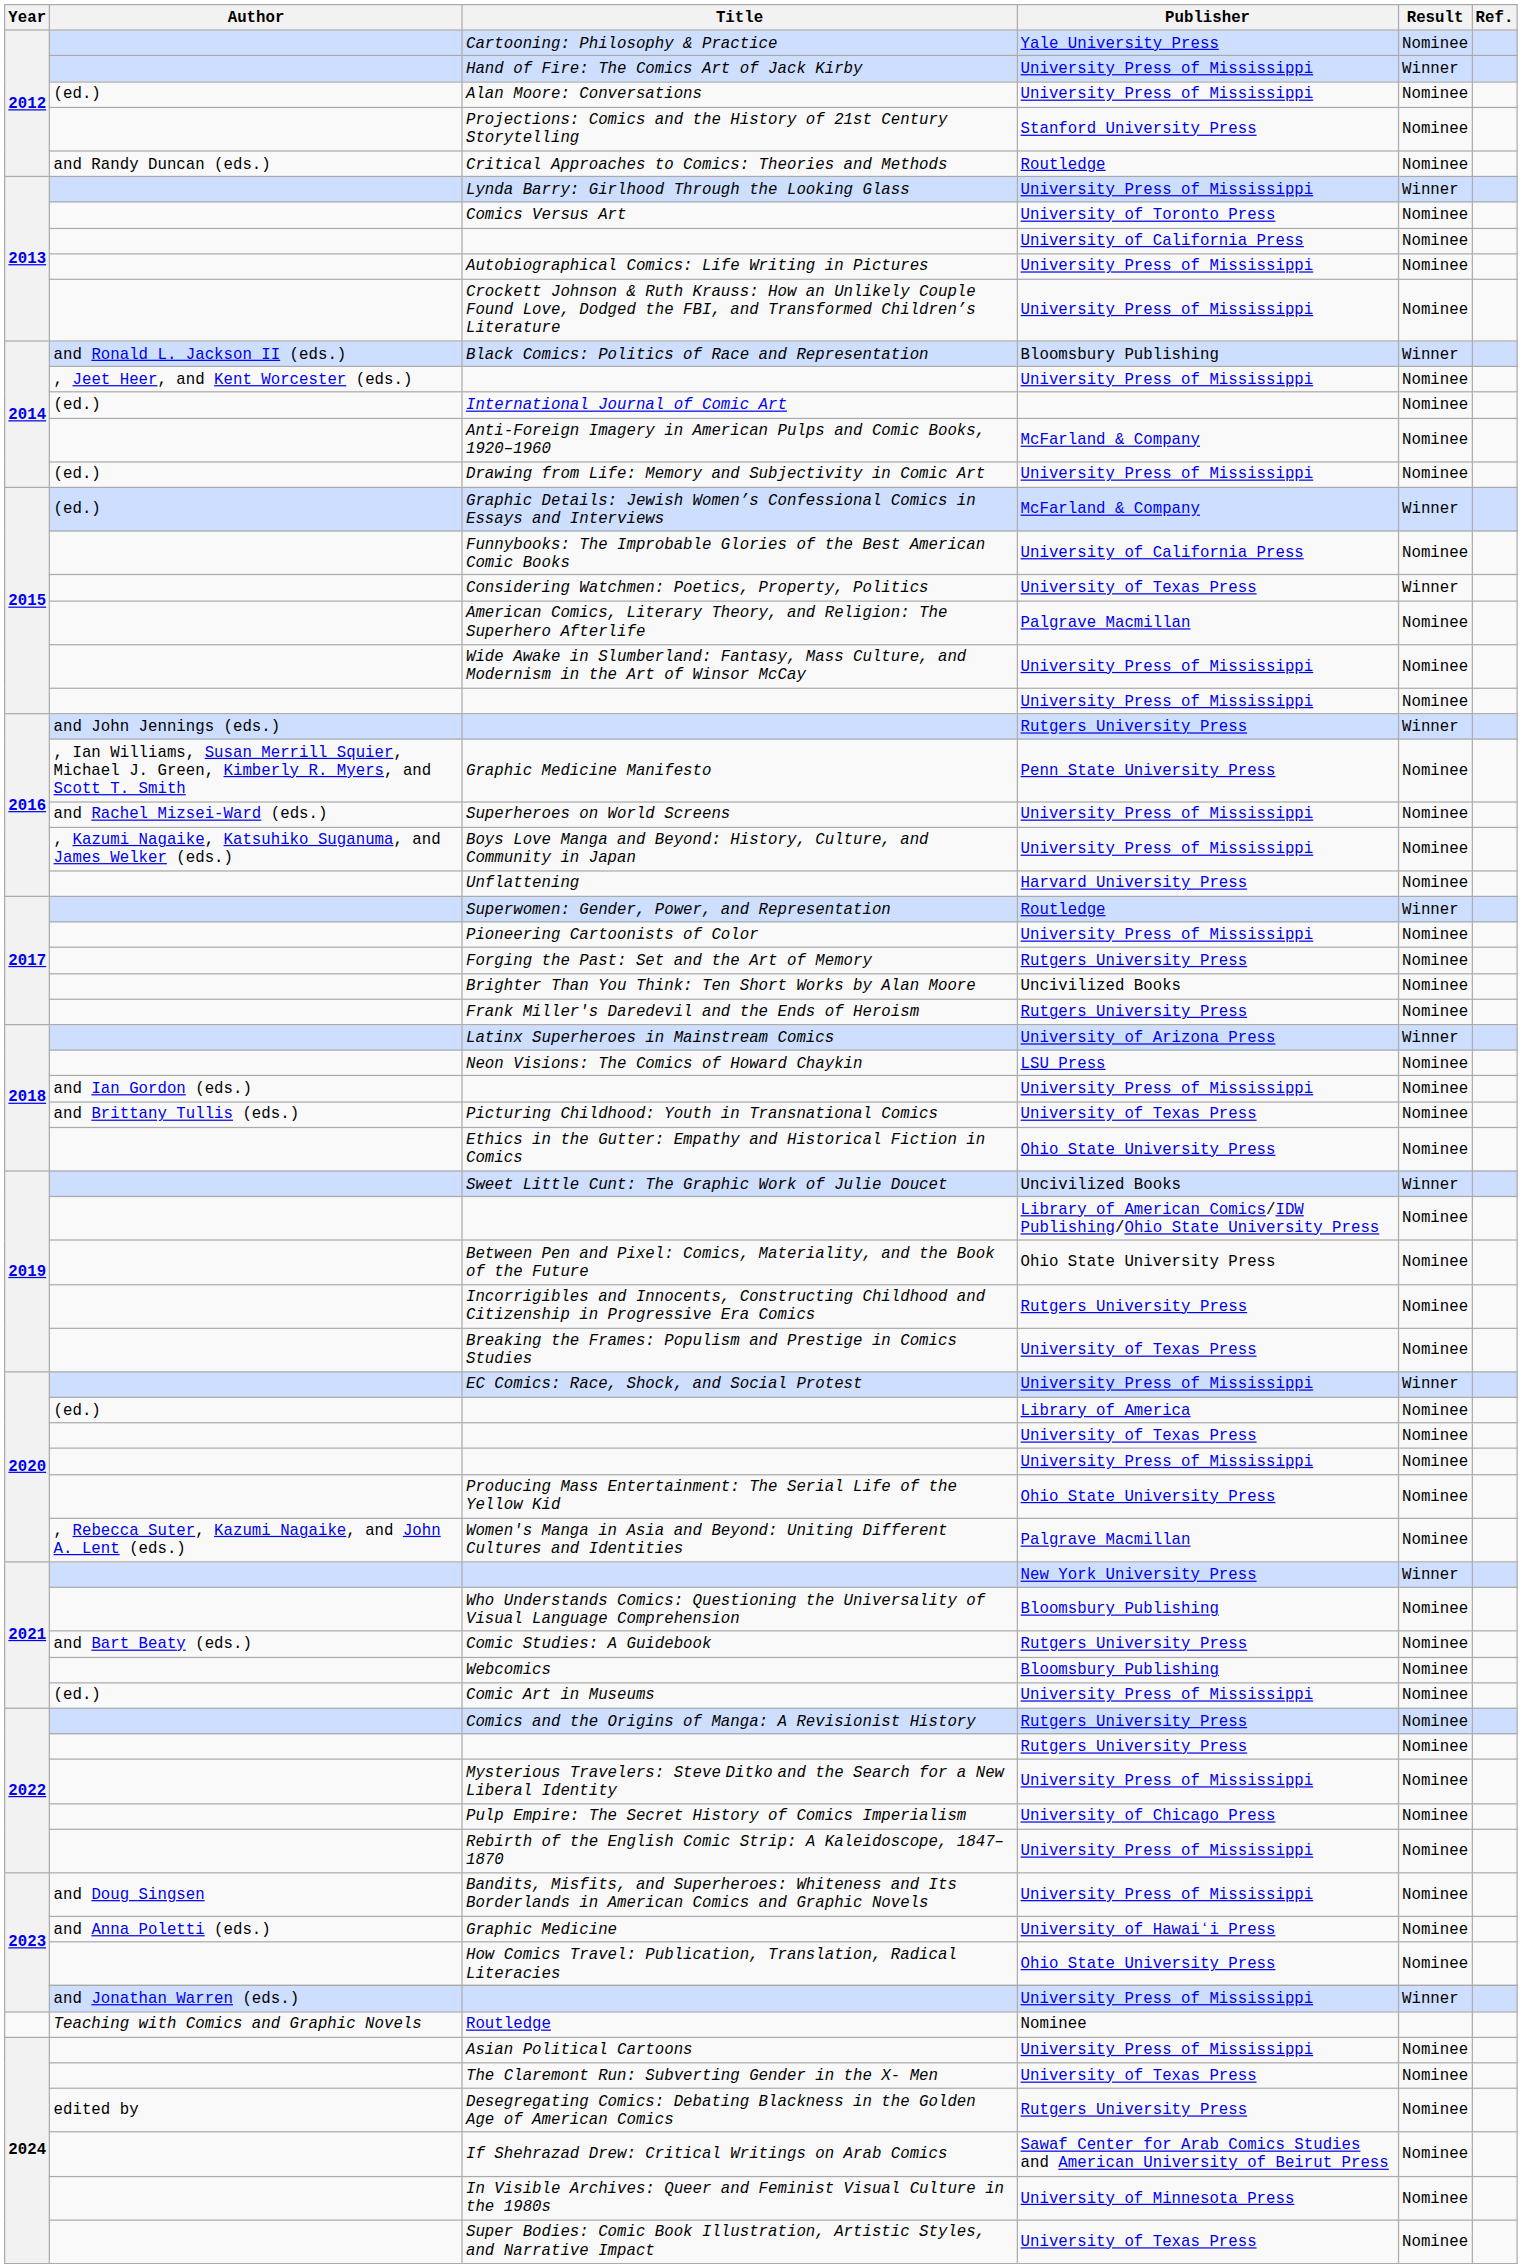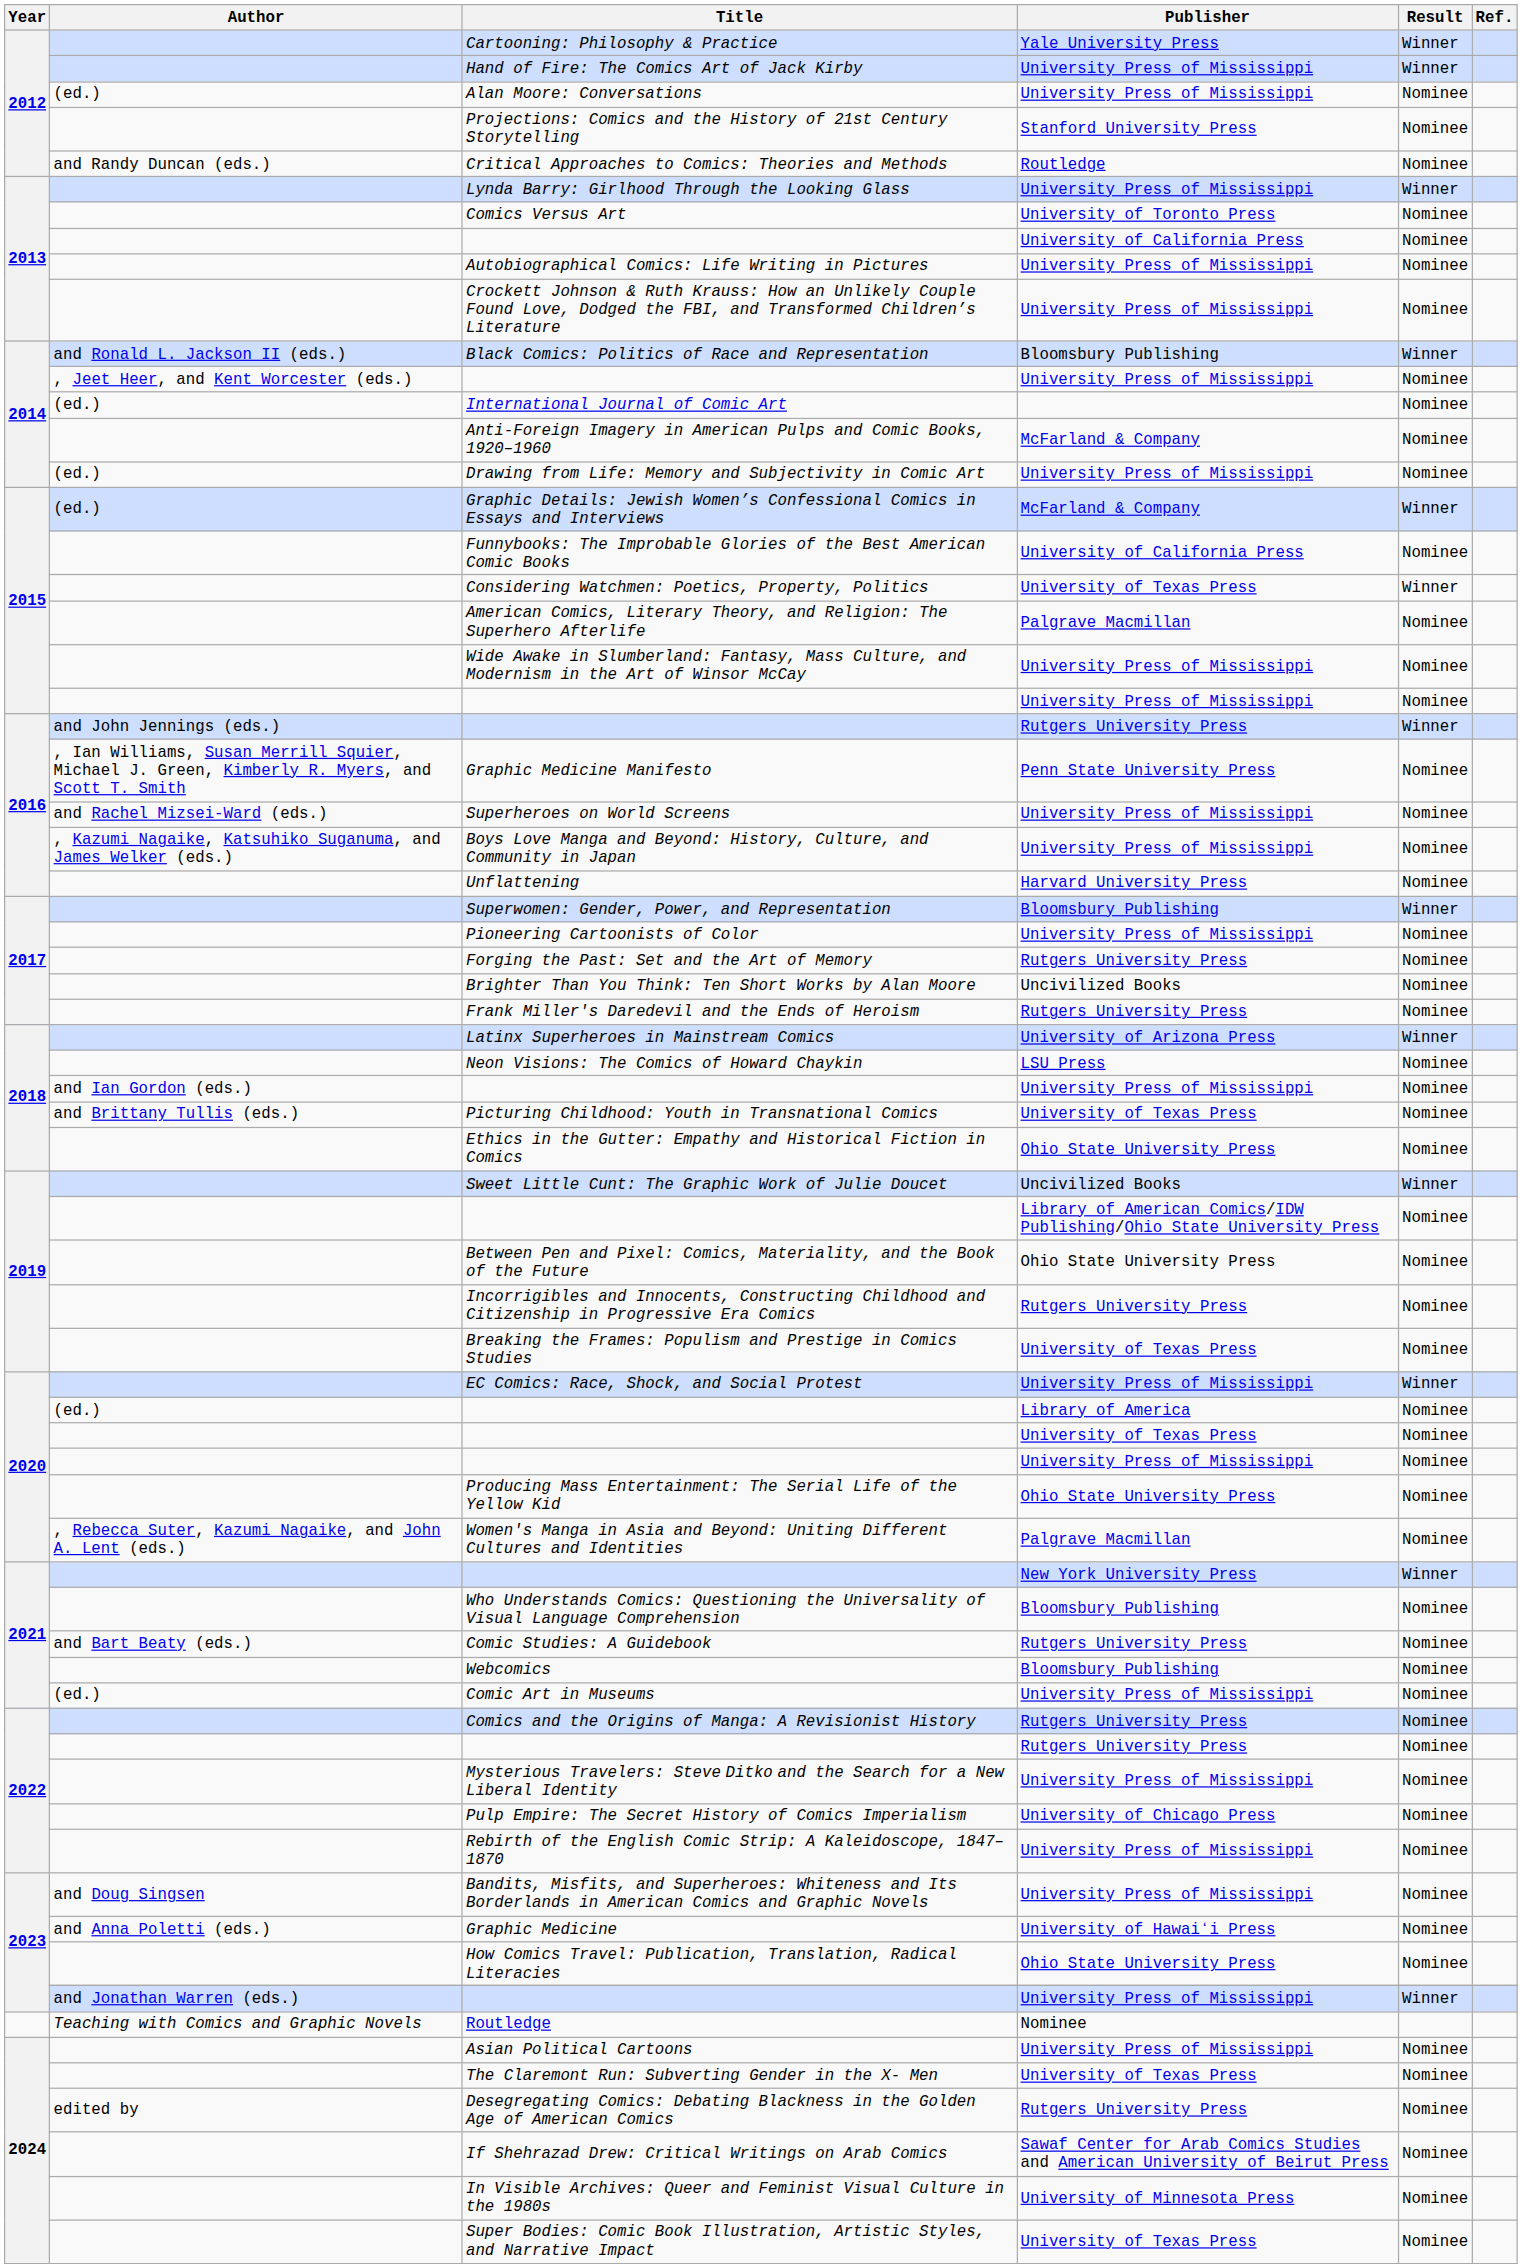(1435, 43) Nominee -> (1430, 43) Winner
(1063, 909) Routledge -> (1120, 909) Bloomsbury Publishing
